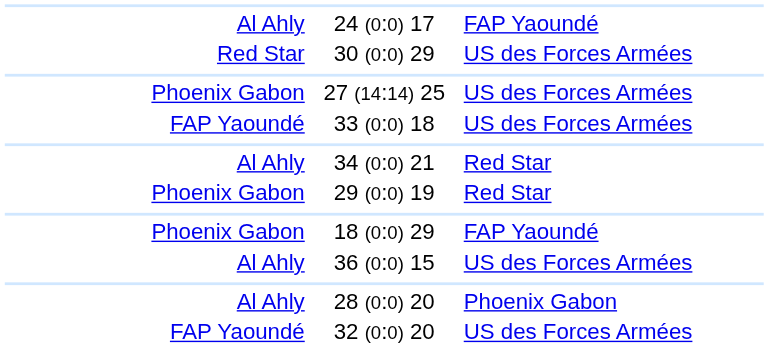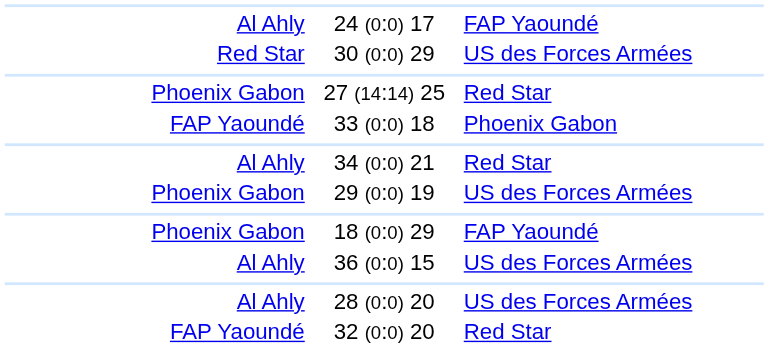(578, 93) US des Forces Armées -> (508, 93) Red Star
(578, 123) US des Forces Armées -> (540, 123) Phoenix Gabon
(508, 193) Red Star -> (578, 193) US des Forces Armées
(540, 301) Phoenix Gabon -> (578, 301) US des Forces Armées
(578, 332) US des Forces Armées -> (508, 332) Red Star
